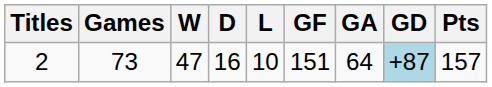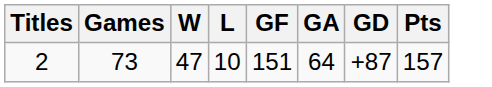- column: (227, 23)
(409, 61) lightblue background -> (371, 61) no background
